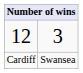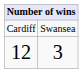rows swapped: (21, 60) <-> (21, 36)
